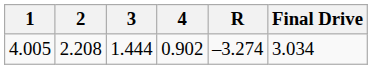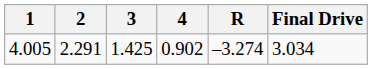(81, 49) 2.208 -> (81, 49) 2.291
(131, 49) 1.444 -> (131, 49) 1.425
